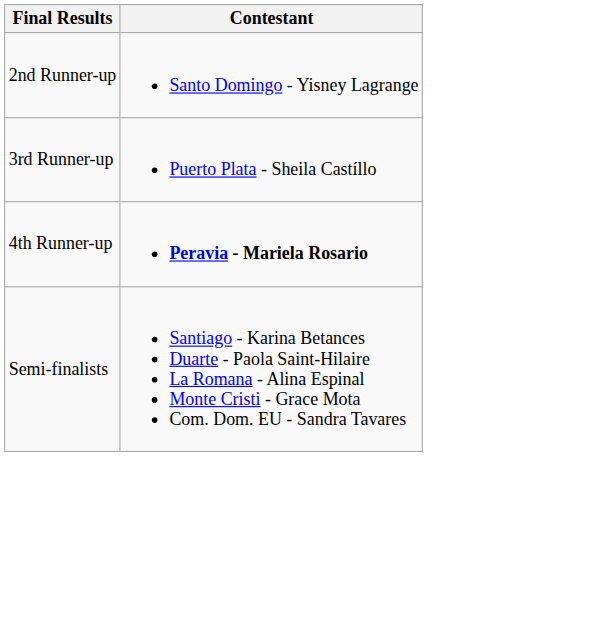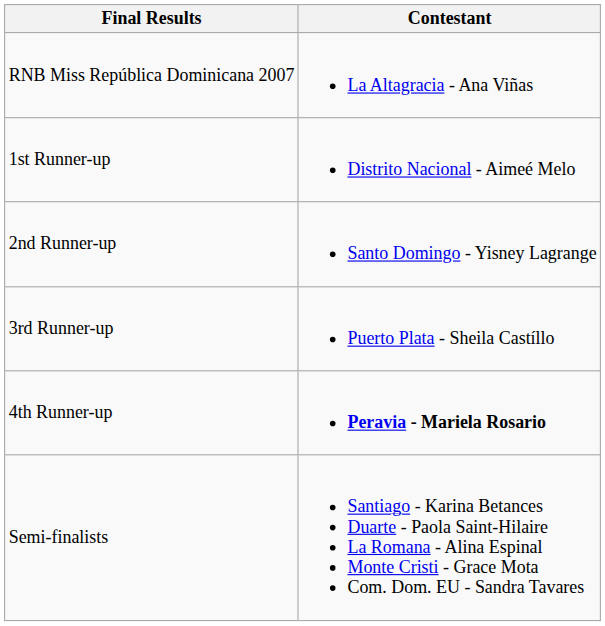+ row: (152, 75)
+ row: (60, 159)
